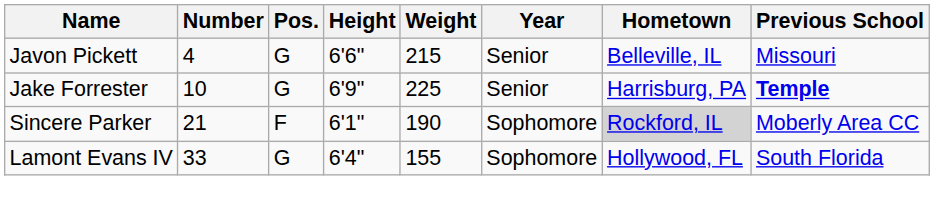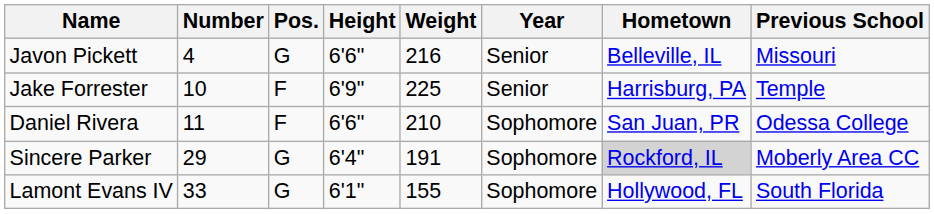(423, 55) 215 -> (423, 55) 216
(282, 89) G -> (280, 89) F
(793, 89) bold -> (791, 89) normal
+ row: (74, 123)
(195, 123) 21 -> (195, 157) 29
(280, 123) F -> (282, 157) G
(347, 123) 6'1" -> (347, 157) 6'4"
(423, 123) 190 -> (423, 157) 191
(347, 157) 6'4" -> (347, 191) 6'1"
